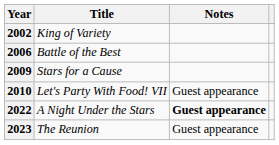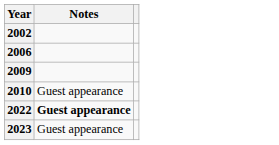- column: (102, 14)
